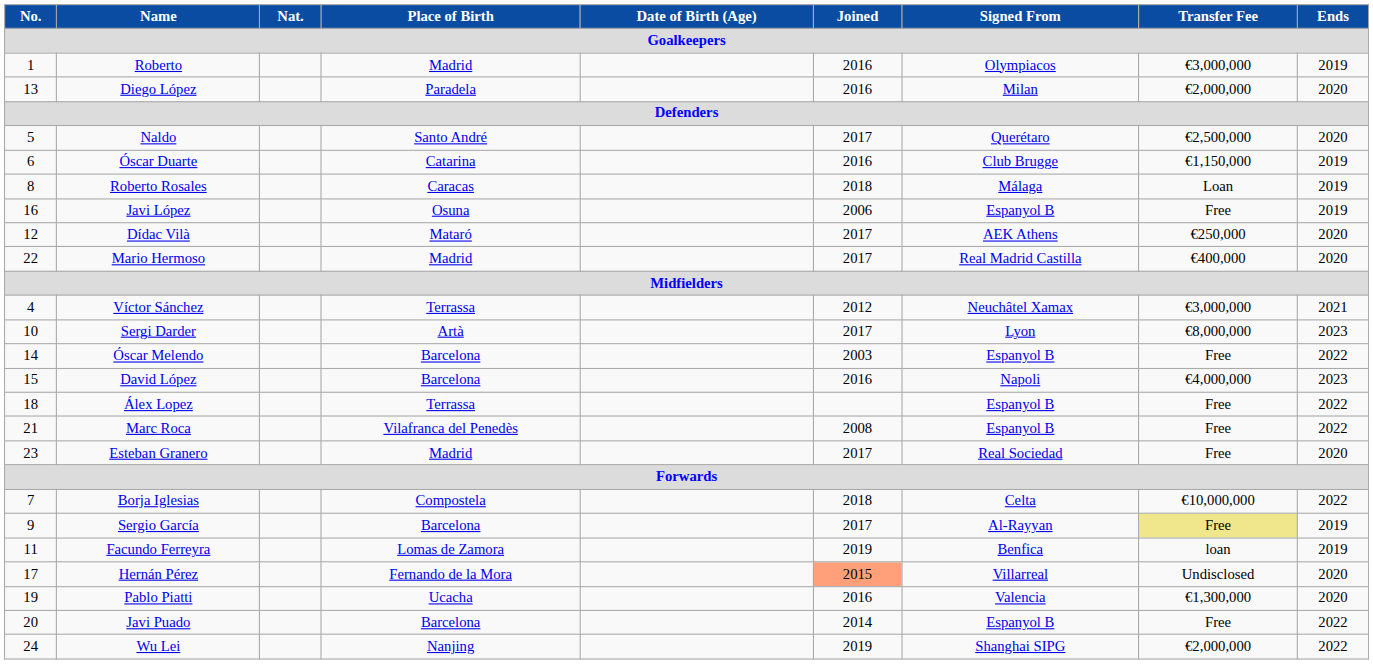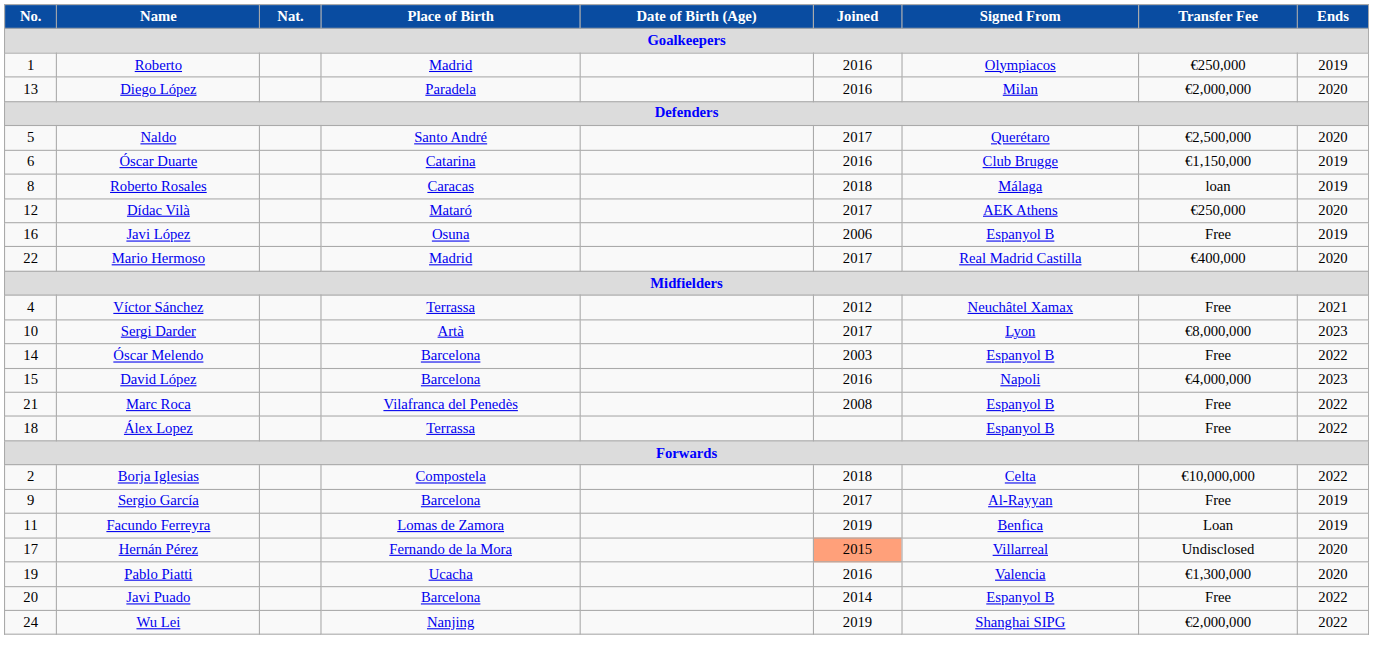(1218, 64) €3,000,000 -> (1218, 64) €250,000
(1218, 185) Loan -> (1218, 185) loan
rows swapped: (158, 234) <-> (158, 210)
(1218, 307) €3,000,000 -> (1218, 307) Free
rows swapped: (158, 403) <-> (158, 428)
- row: (158, 452)
(31, 500) 7 -> (31, 476) 2
(1218, 525) khaki background -> (1218, 500) no background
(1218, 549) loan -> (1218, 525) Loan
